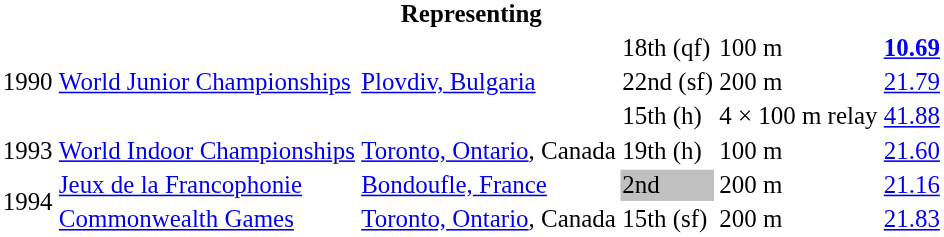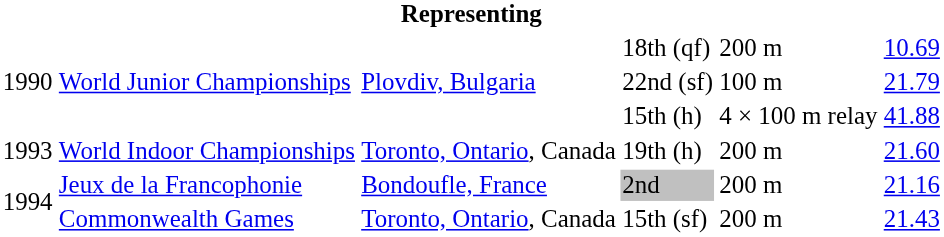(751, 47) 100 m -> (751, 47) 200 m
(912, 47) bold -> (912, 47) normal
(751, 82) 200 m -> (751, 82) 100 m
(751, 150) 100 m -> (751, 150) 200 m
(912, 219) 21.83 -> (912, 219) 21.43
